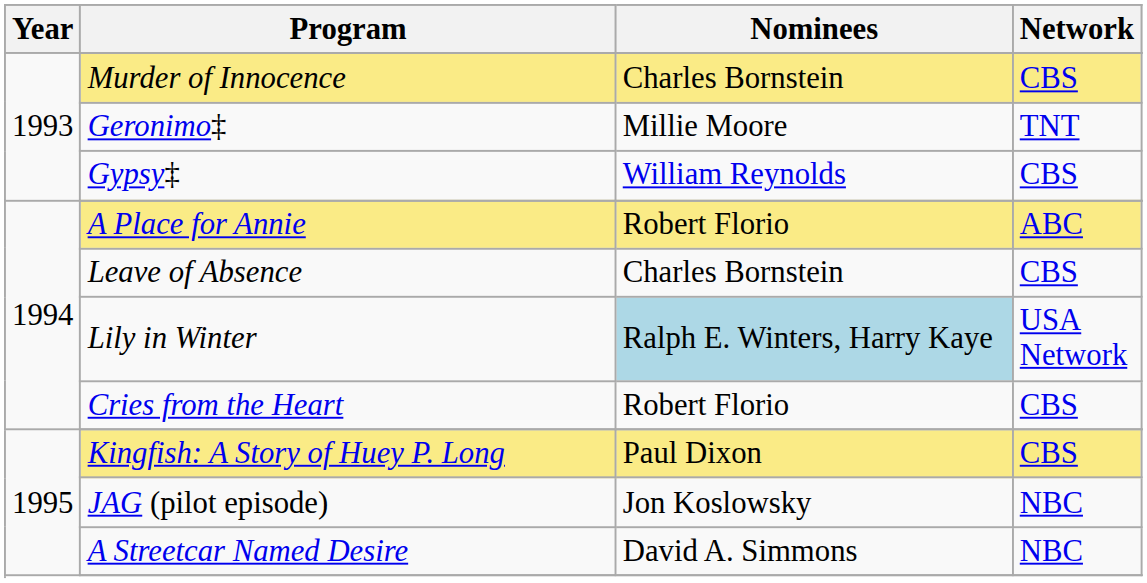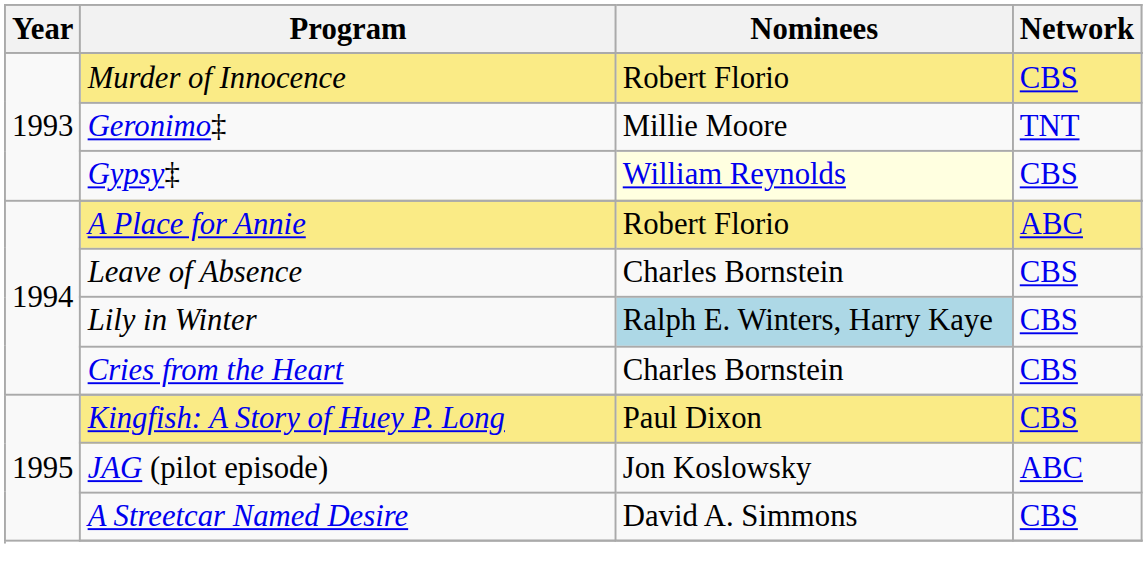(733, 77) Charles Bornstein -> (706, 77) Robert Florio
(734, 175) no background -> (734, 175) lightyellow background
(1074, 338) USA Network -> (1049, 321) CBS
(706, 404) Robert Florio -> (733, 369) Charles Bornstein
(1051, 501) NBC -> (1051, 467) ABC
(1051, 550) NBC -> (1049, 516) CBS
